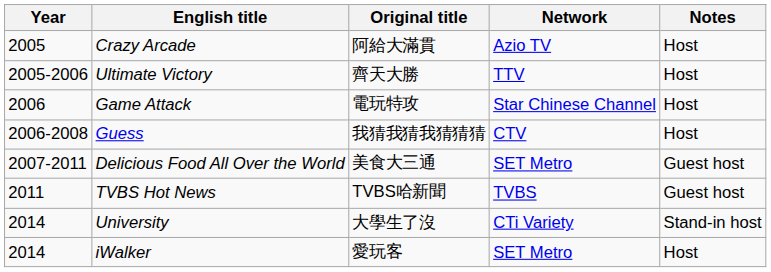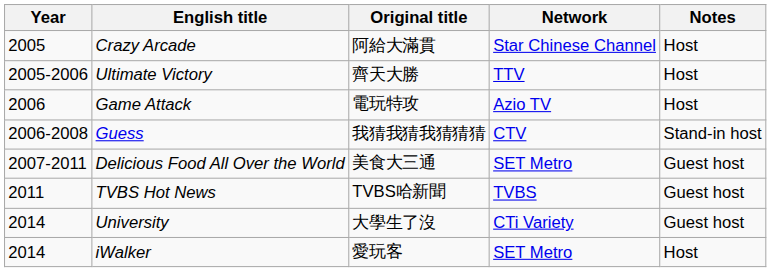(522, 45) Azio TV -> (575, 45) Star Chinese Channel
(575, 104) Star Chinese Channel -> (522, 104) Azio TV
(681, 134) Host -> (713, 134) Stand-in host
(713, 222) Stand-in host -> (704, 222) Guest host
